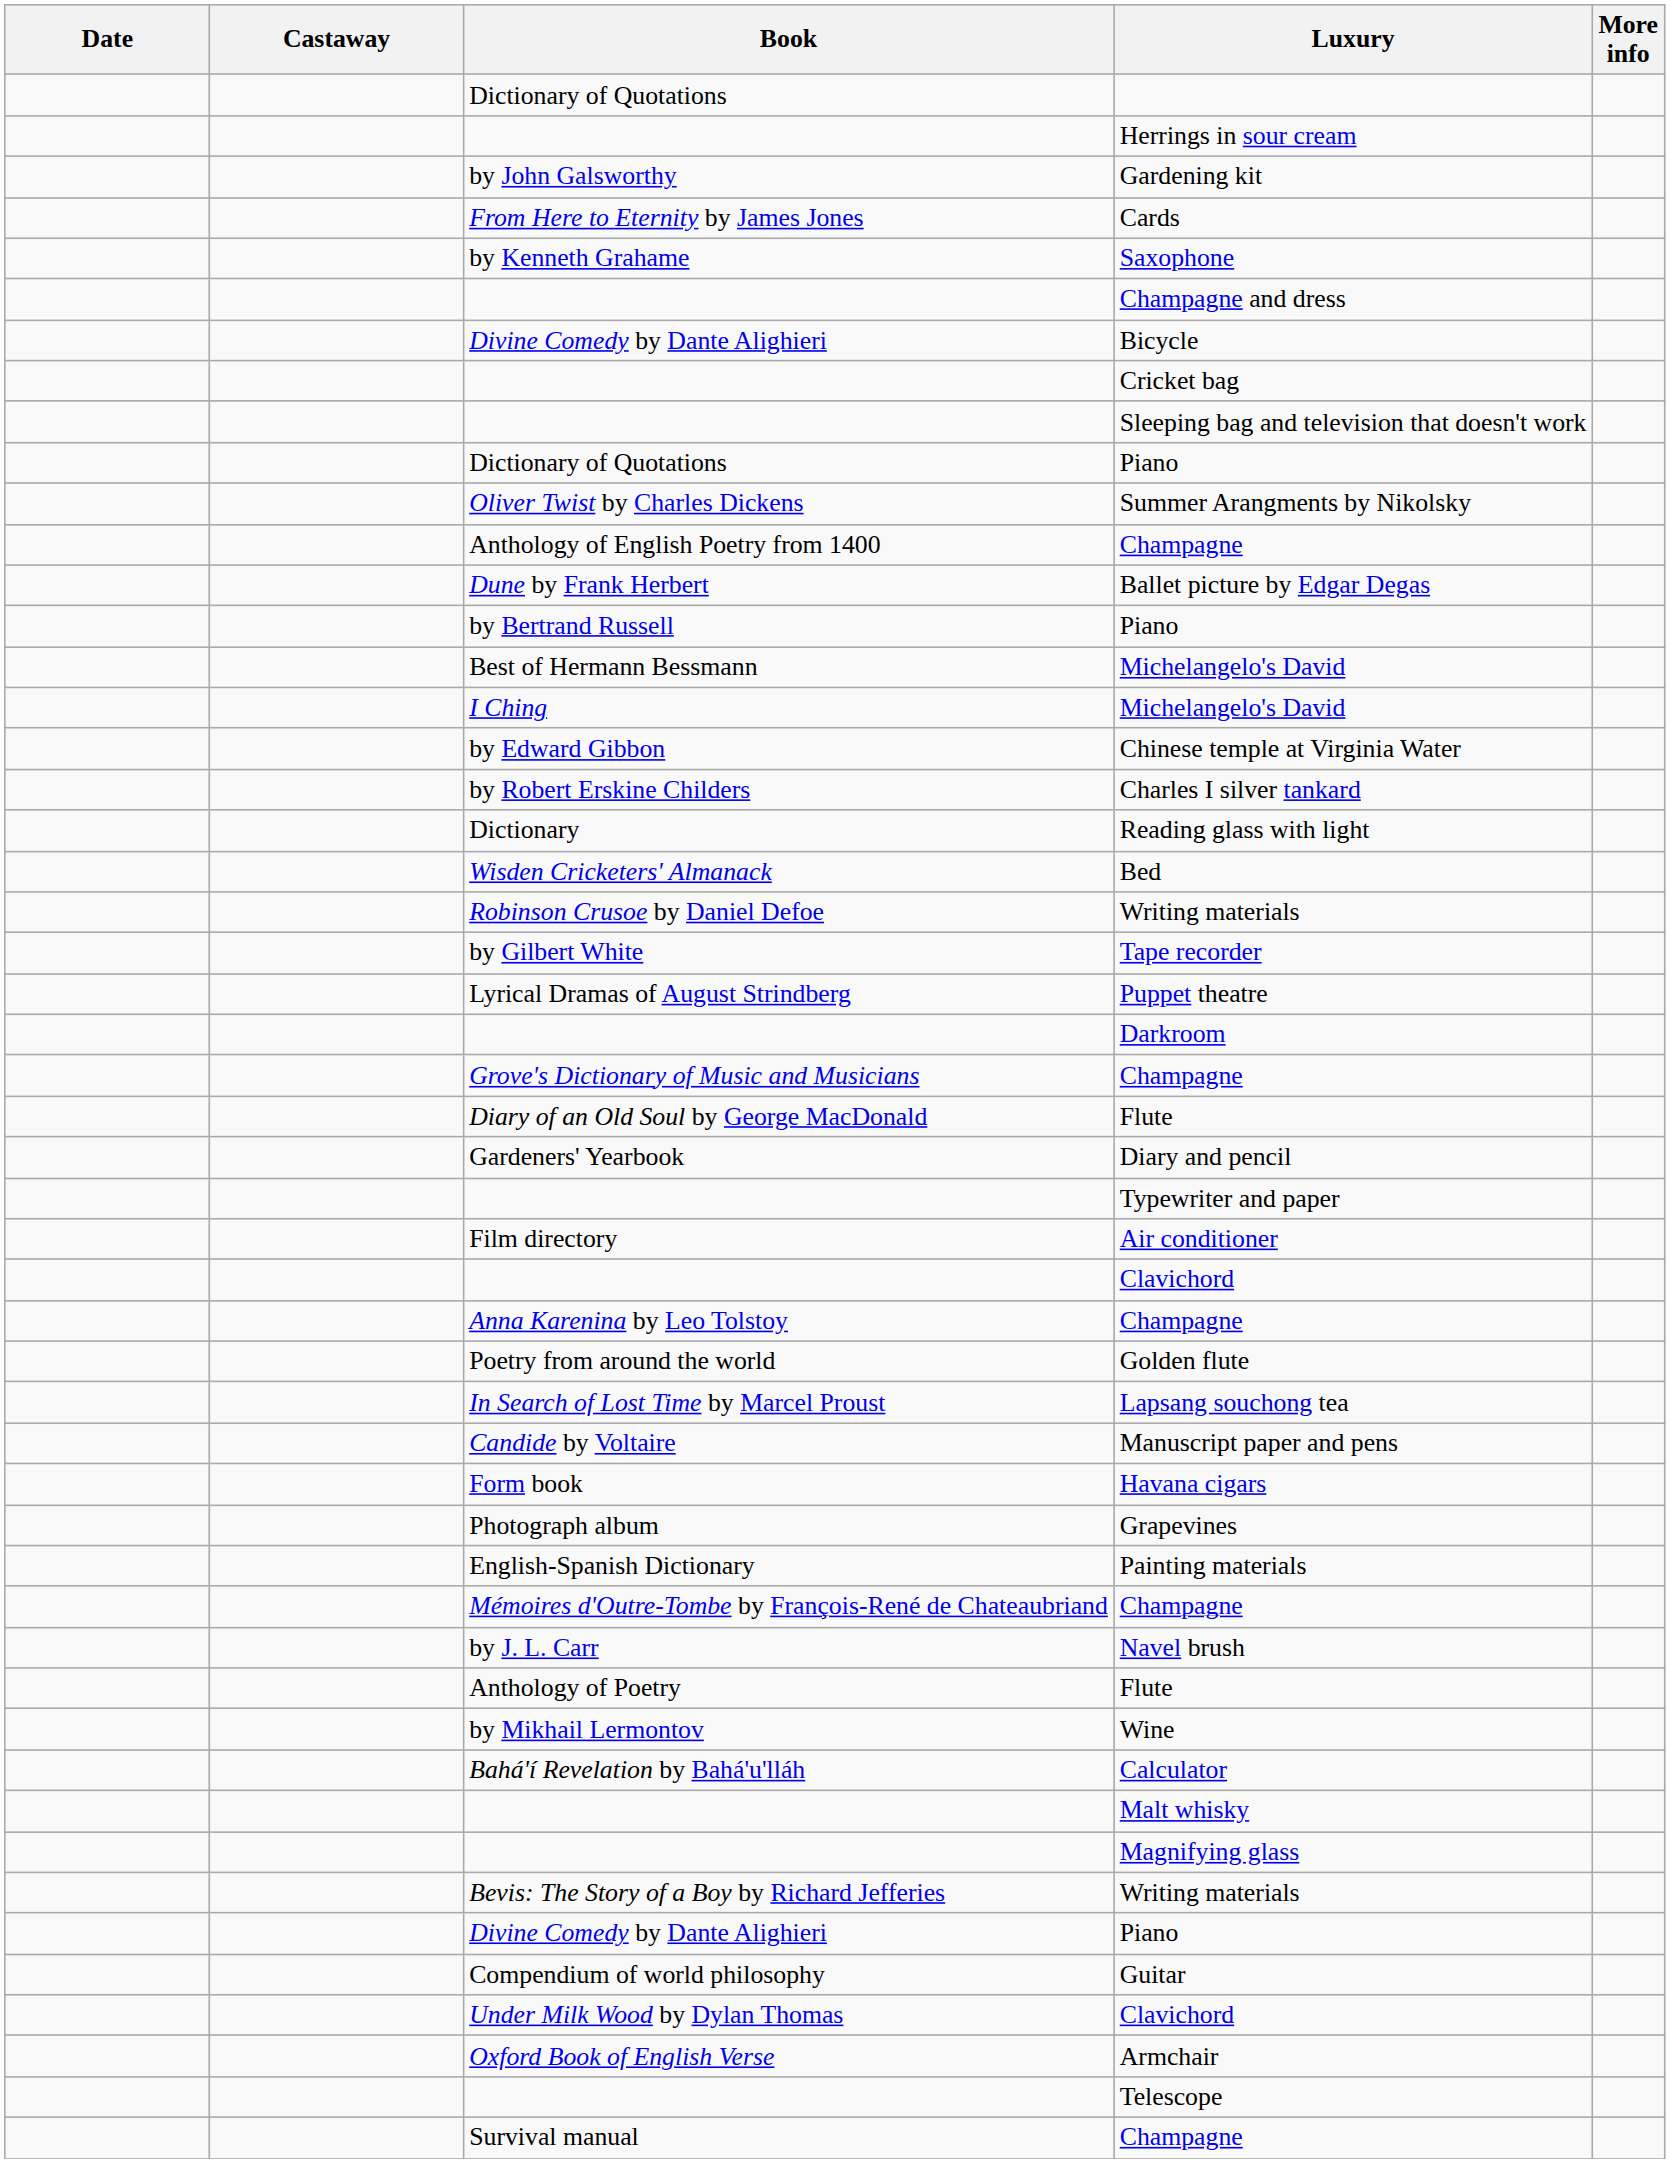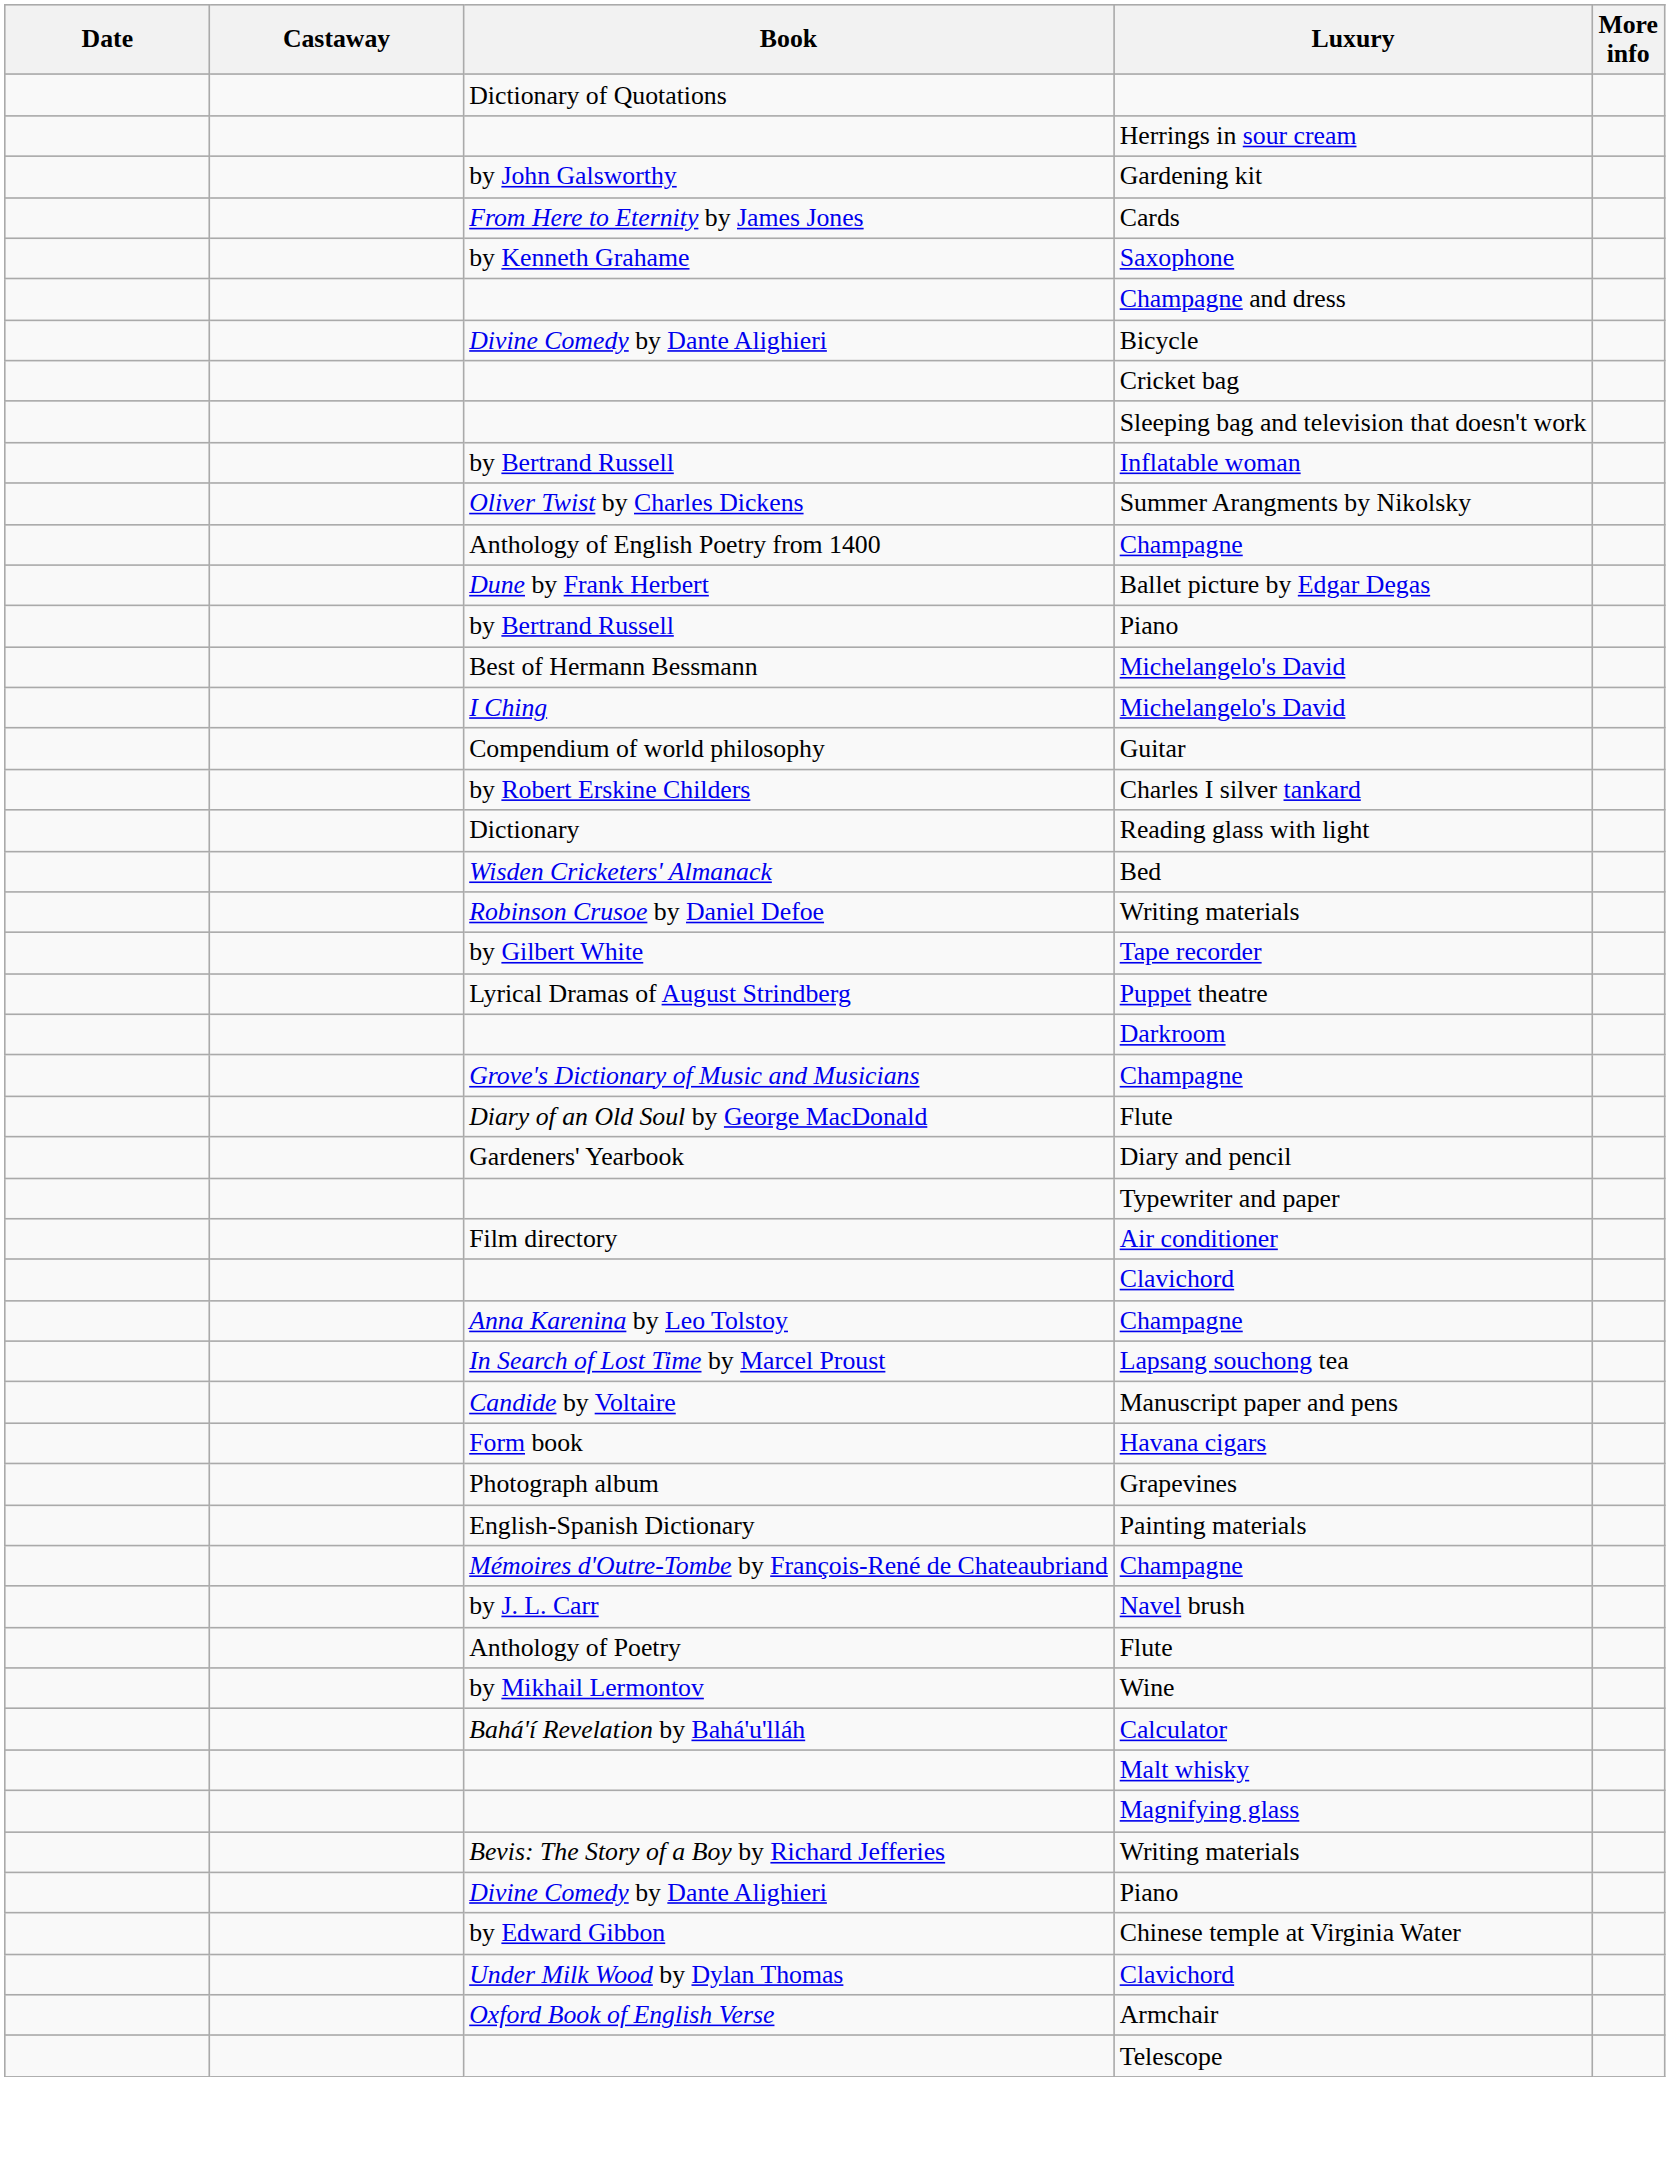+ row: (571, 462)
- row: (598, 462)
rows swapped: (567, 748) <-> (647, 1974)
- row: (622, 1361)
- row: (554, 2137)
